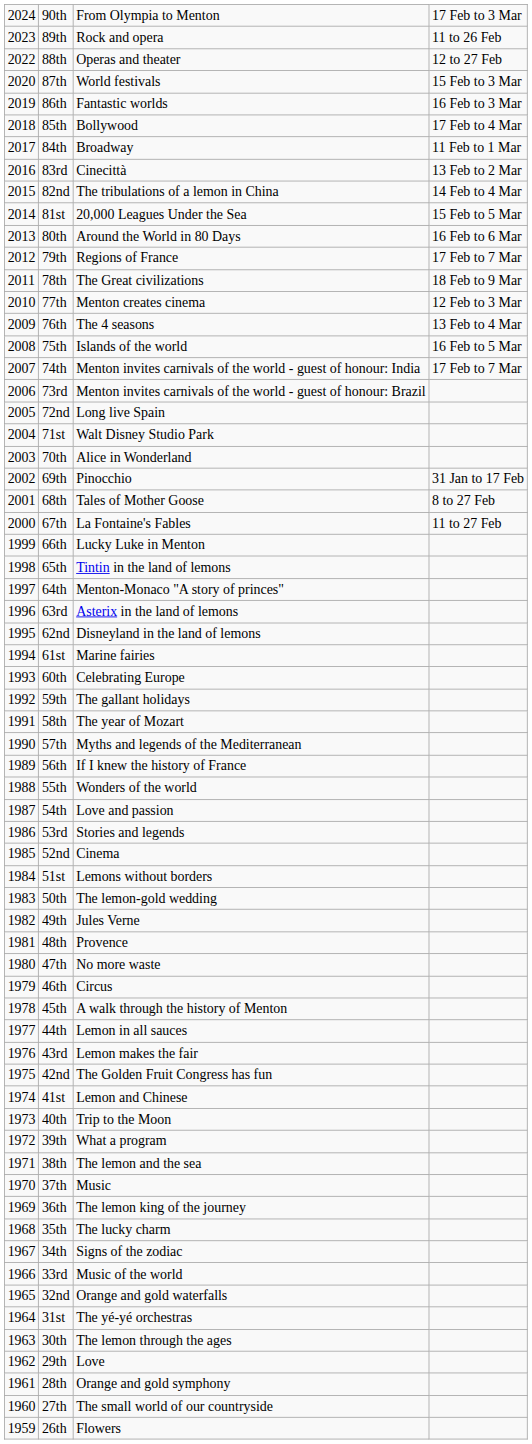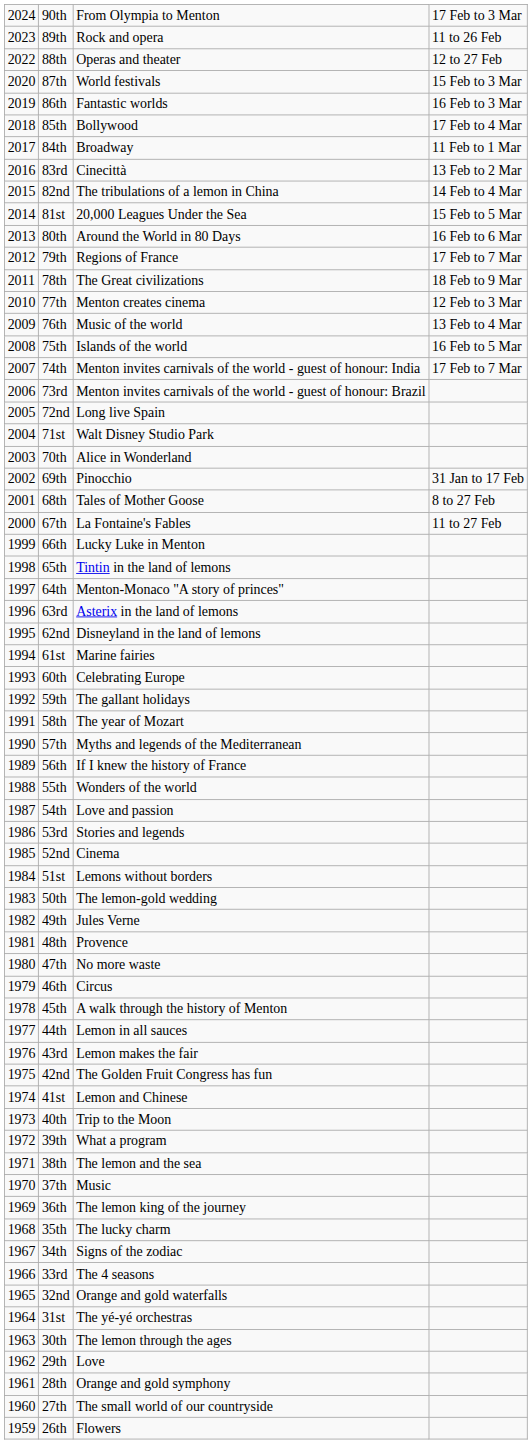(115, 324) The 4 seasons -> (129, 324) Music of the world
(129, 1273) Music of the world -> (115, 1273) The 4 seasons
